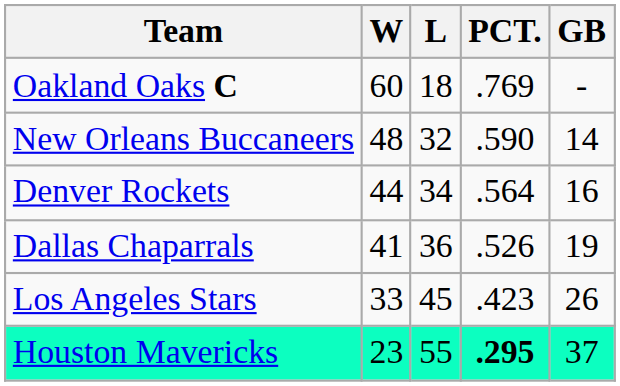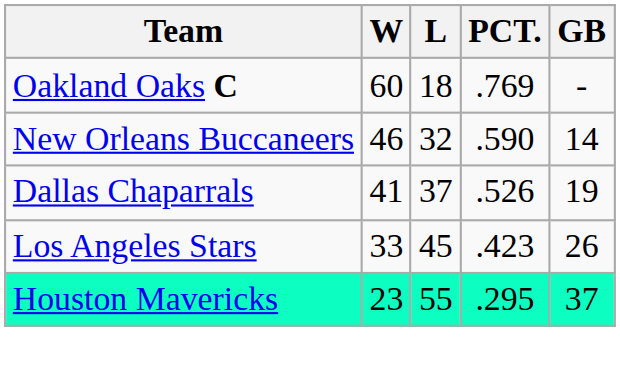(386, 138) 48 -> (386, 138) 46
- row: (121, 191)
(436, 245) 36 -> (436, 191) 37
(505, 352) bold -> (505, 298) normal
